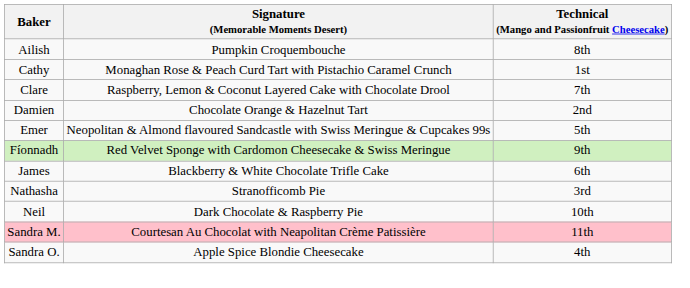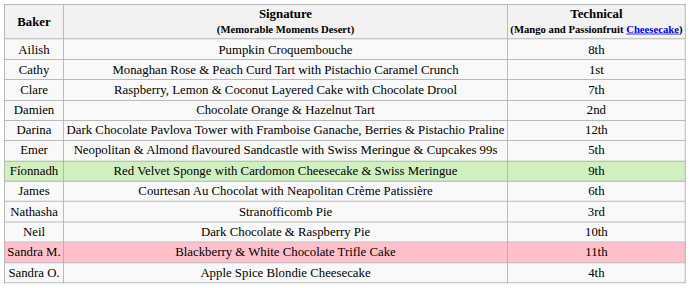+ row: (34, 130)
(278, 171) Blackberry & White Chocolate Trifle Cake -> (286, 191) Courtesan Au Chocolat with Neapolitan Crème Patissière
(278, 232) Courtesan Au Chocolat with Neapolitan Crème Patissière -> (286, 252) Blackberry & White Chocolate Trifle Cake
